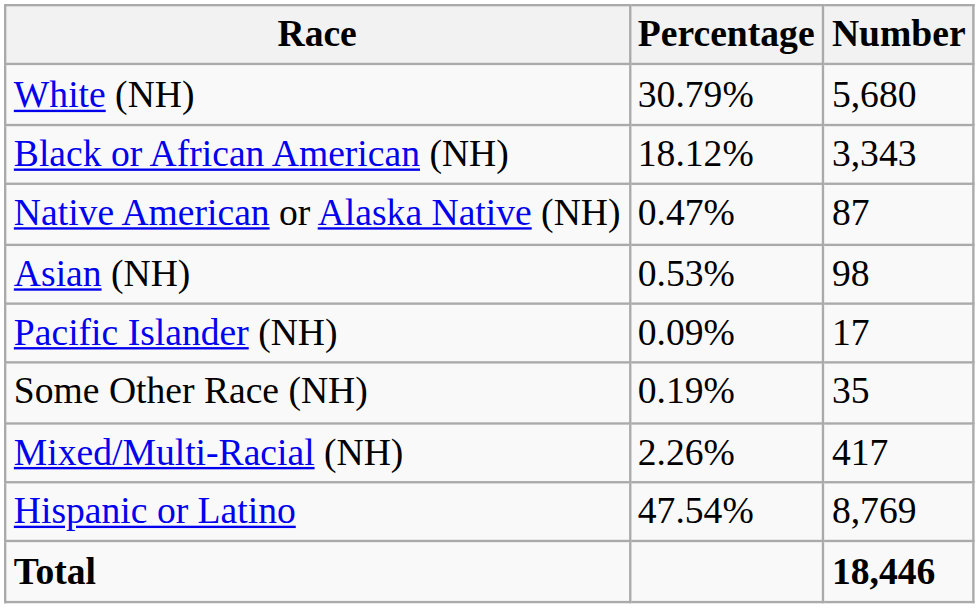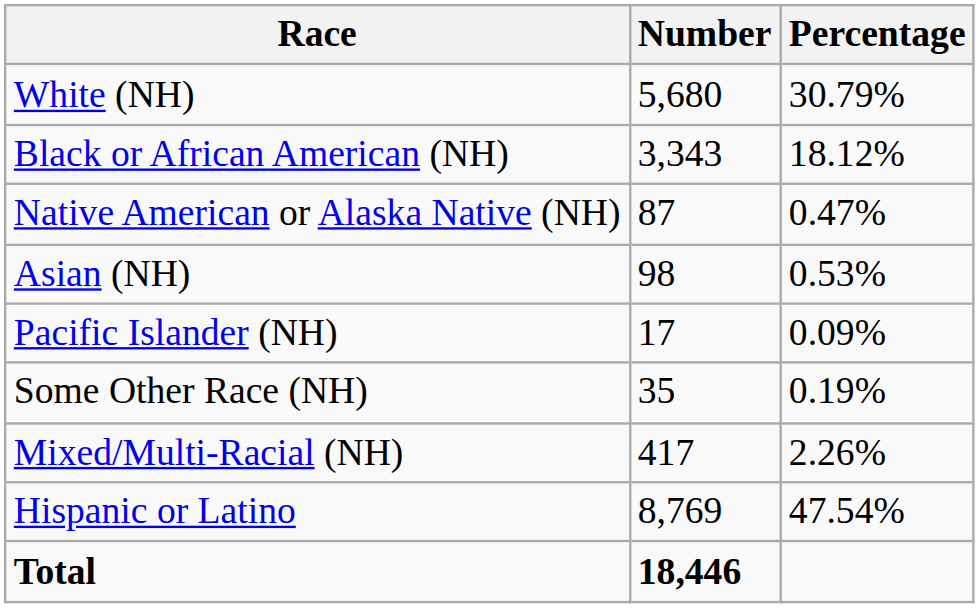columns swapped: (899, 34) <-> (726, 34)
